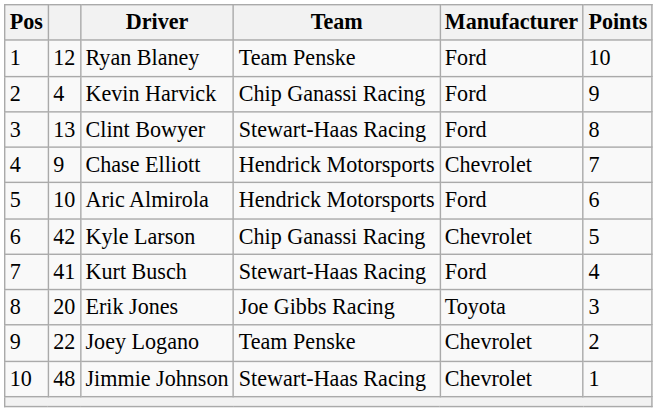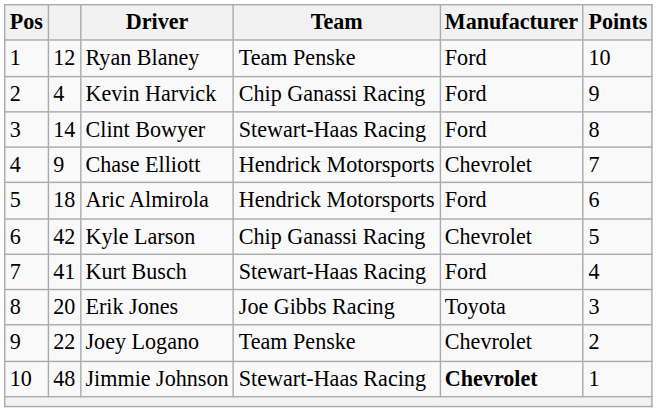(64, 128) 13 -> (64, 128) 14
(64, 199) 10 -> (64, 199) 18
(488, 377) normal -> (491, 377) bold
